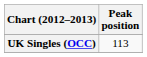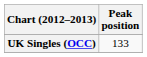(120, 43) 113 -> (120, 43) 133
